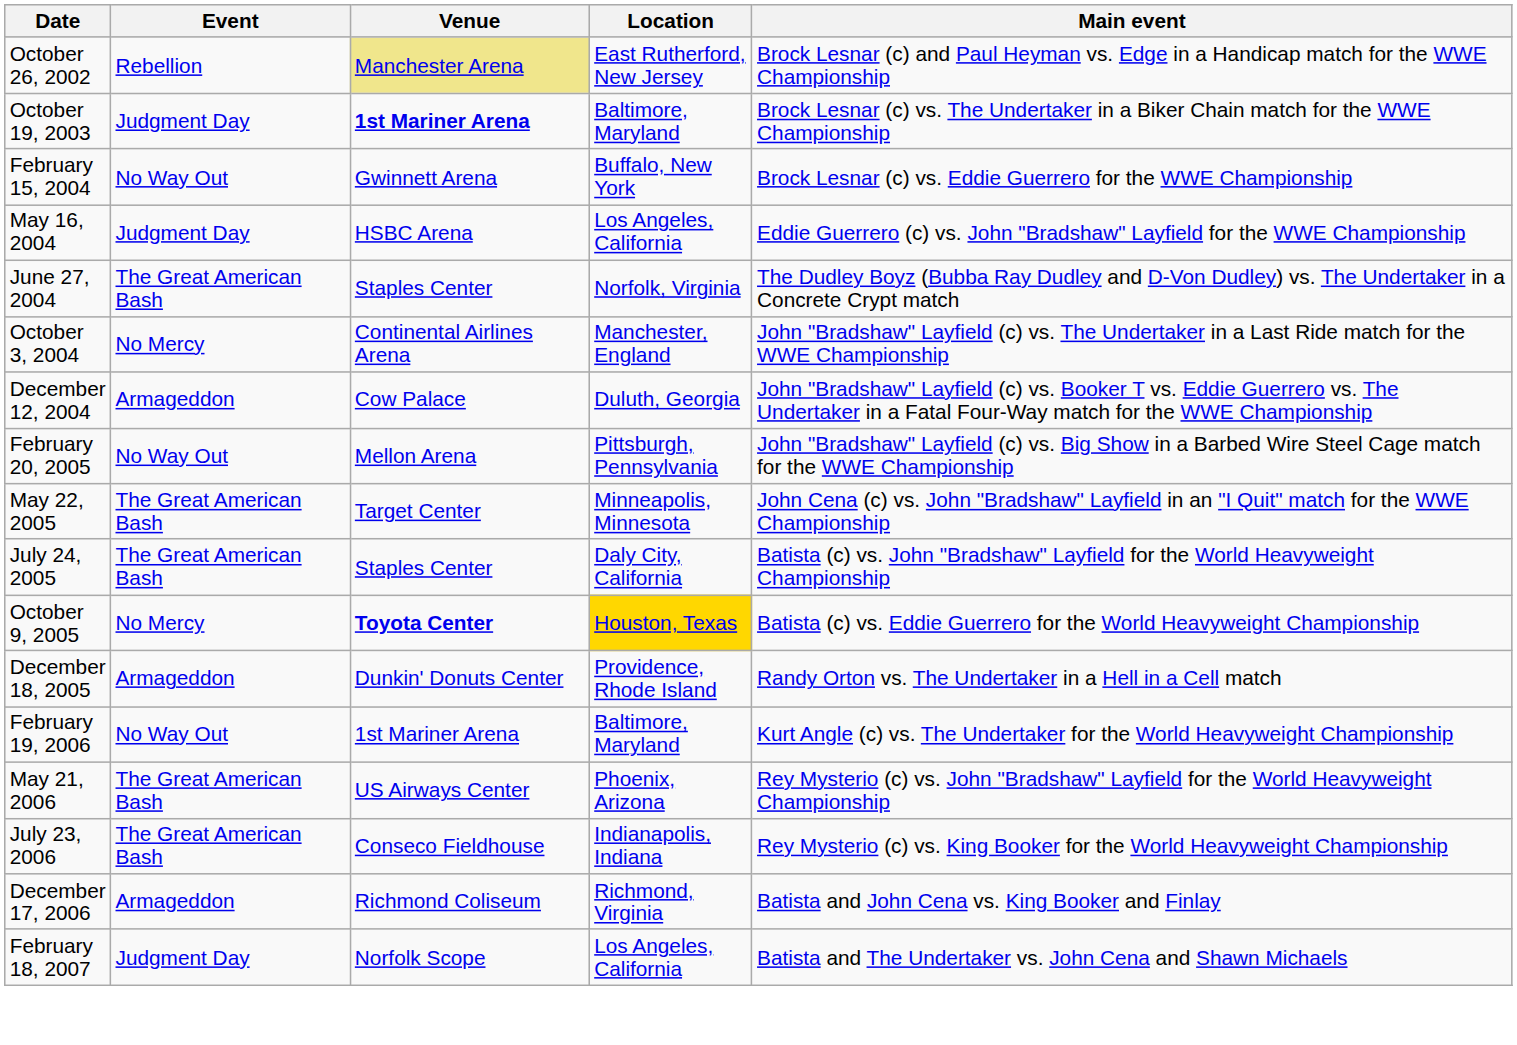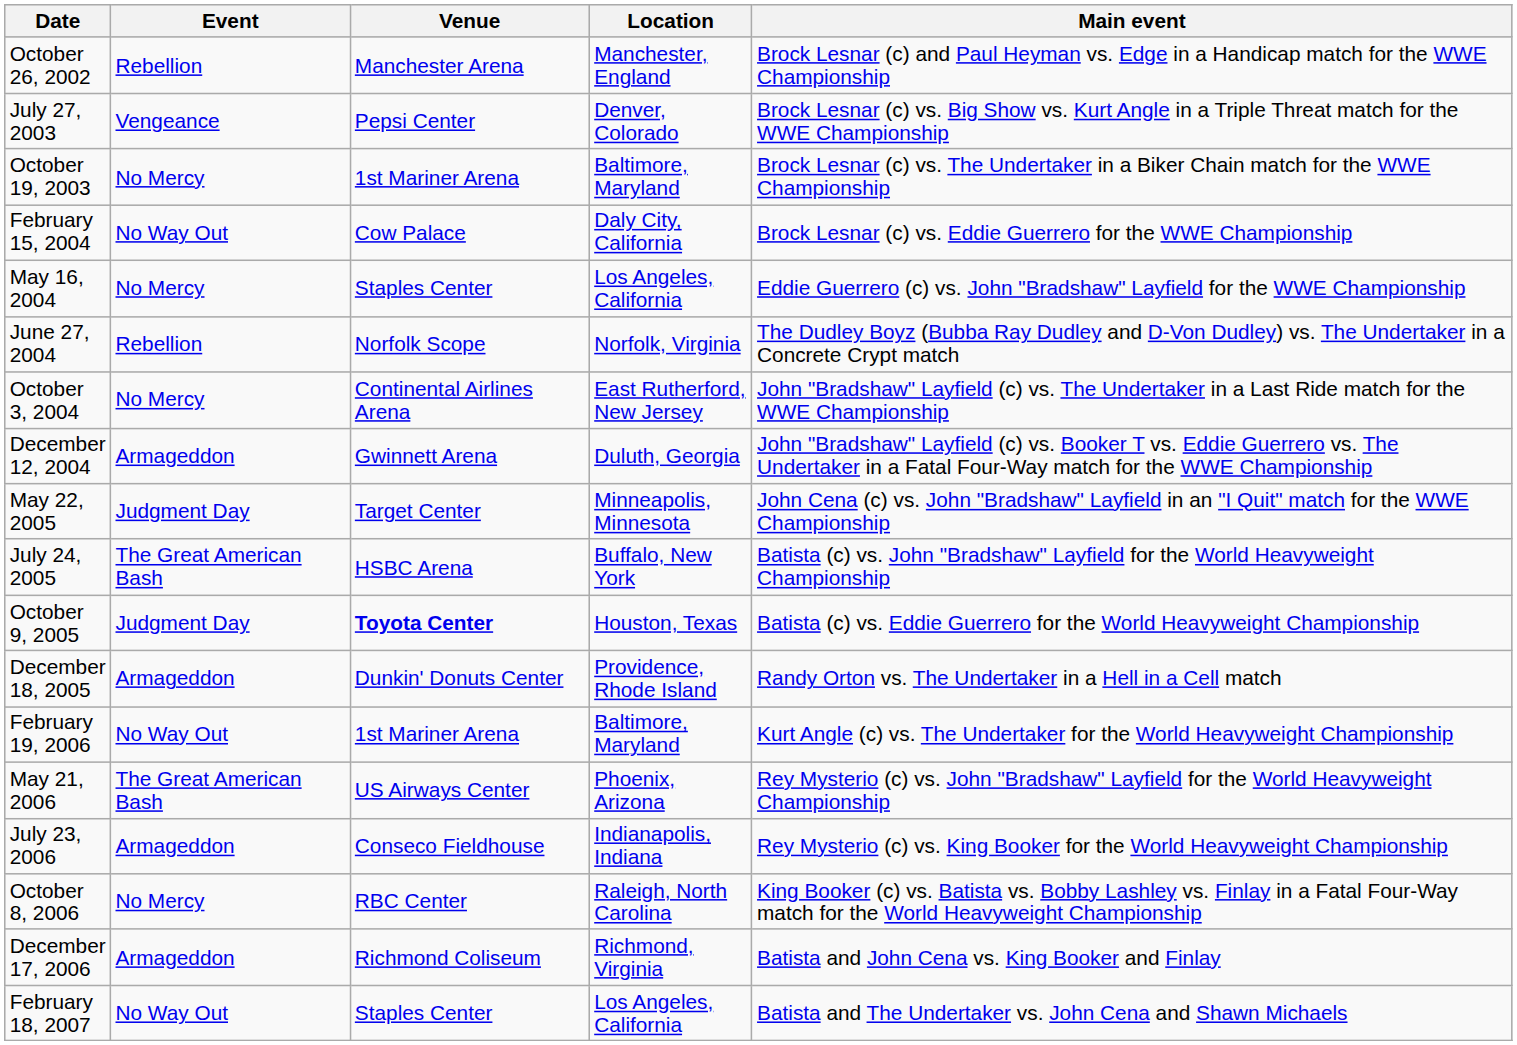(439, 65) khaki background -> (439, 65) no background
(670, 65) East Rutherford, New Jersey -> (651, 65) Manchester, England
+ row: (46, 121)
(183, 121) Judgment Day -> (160, 177) No Mercy
(442, 121) bold -> (437, 177) normal
(426, 177) Gwinnett Arena -> (410, 232) Cow Palace
(653, 177) Buffalo, New York -> (638, 232) Daly City, California
(183, 232) Judgment Day -> (160, 288) No Mercy
(414, 232) HSBC Arena -> (424, 288) Staples Center
(209, 288) The Great American Bash -> (159, 344) Rebellion
(424, 288) Staples Center -> (420, 344) Norfolk Scope
(651, 344) Manchester, England -> (670, 400) East Rutherford, New Jersey
(410, 400) Cow Palace -> (426, 455) Gwinnett Arena
- row: (51, 455)
(209, 511) The Great American Bash -> (183, 511) Judgment Day
(424, 567) Staples Center -> (414, 567) HSBC Arena
(638, 567) Daly City, California -> (653, 567) Buffalo, New York
(160, 623) No Mercy -> (183, 623) Judgment Day
(666, 623) gold background -> (666, 623) no background
(209, 846) The Great American Bash -> (175, 846) Armageddon
+ row: (47, 901)
(183, 957) Judgment Day -> (172, 1013) No Way Out
(420, 957) Norfolk Scope -> (424, 1013) Staples Center
